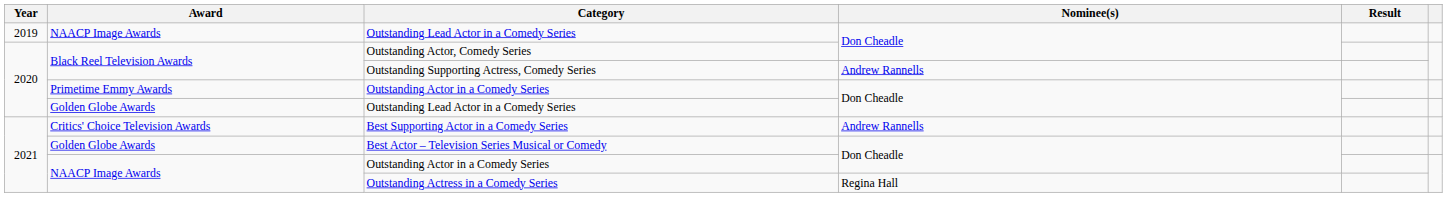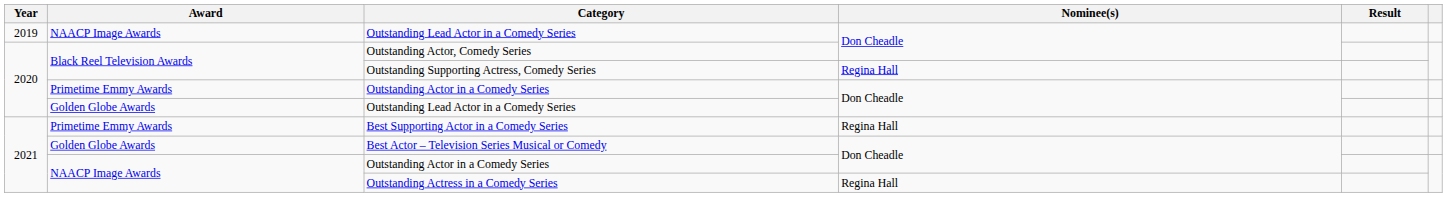(882, 70) Andrew Rannells -> (870, 70) Regina Hall
(130, 126) Critics' Choice Television Awards -> (111, 126) Primetime Emmy Awards
(882, 126) Andrew Rannells -> (870, 126) Regina Hall
